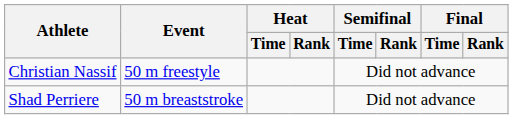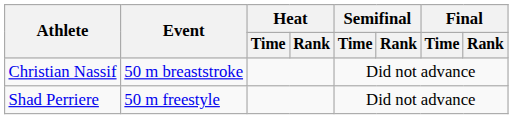(172, 72) 50 m freestyle -> (184, 72) 50 m breaststroke
(184, 99) 50 m breaststroke -> (172, 99) 50 m freestyle
